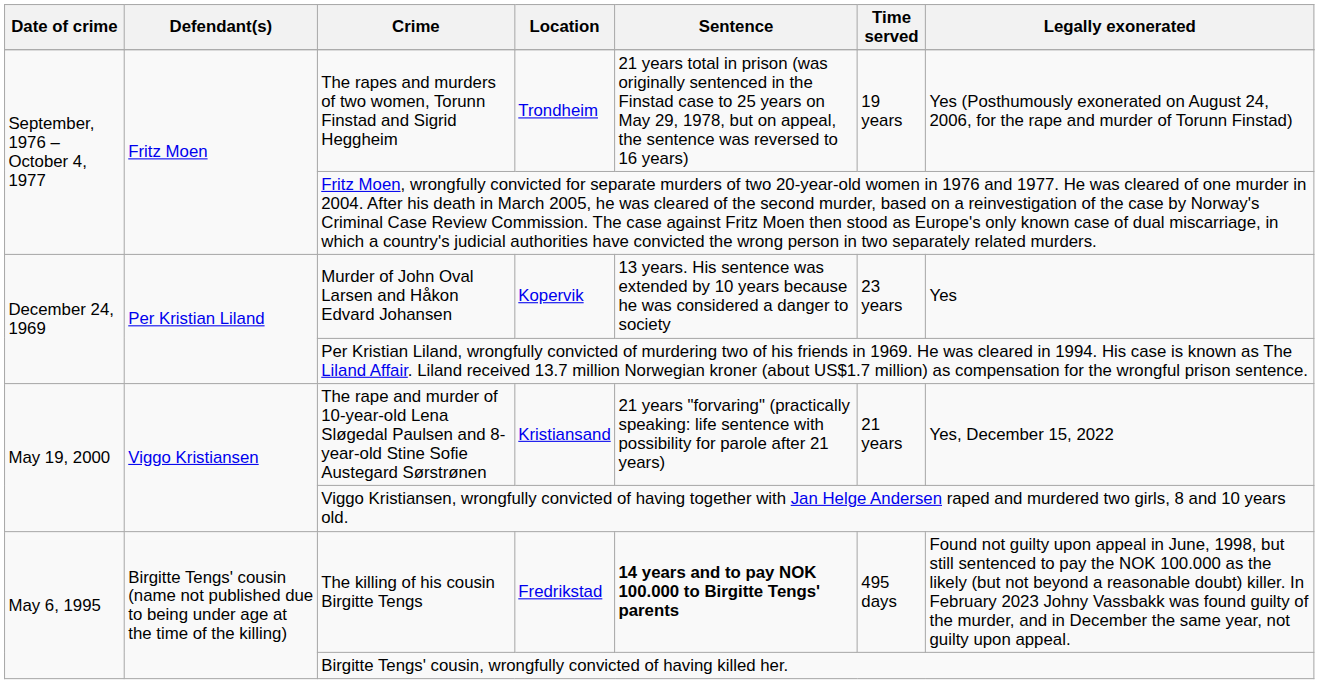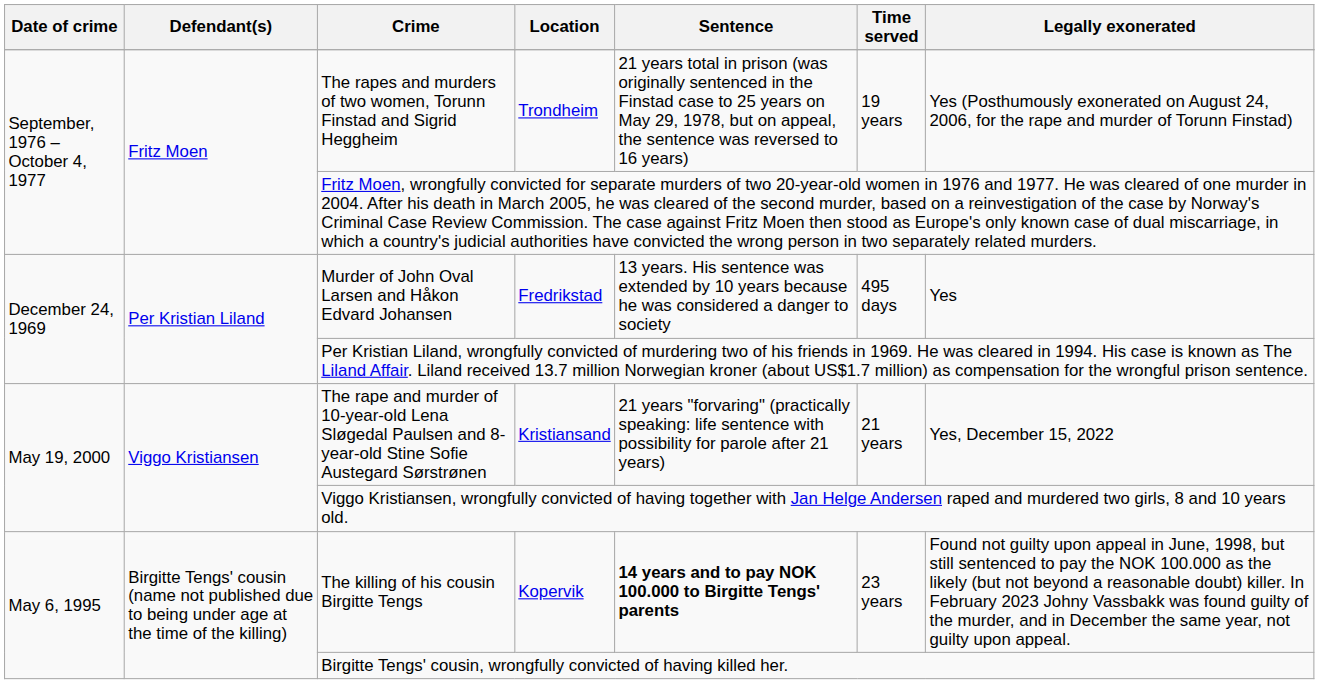(551, 296) Kopervik -> (560, 296) Fredrikstad
(882, 296) 23 years -> (879, 296) 495 days
(560, 591) Fredrikstad -> (551, 591) Kopervik
(879, 591) 495 days -> (882, 591) 23 years
